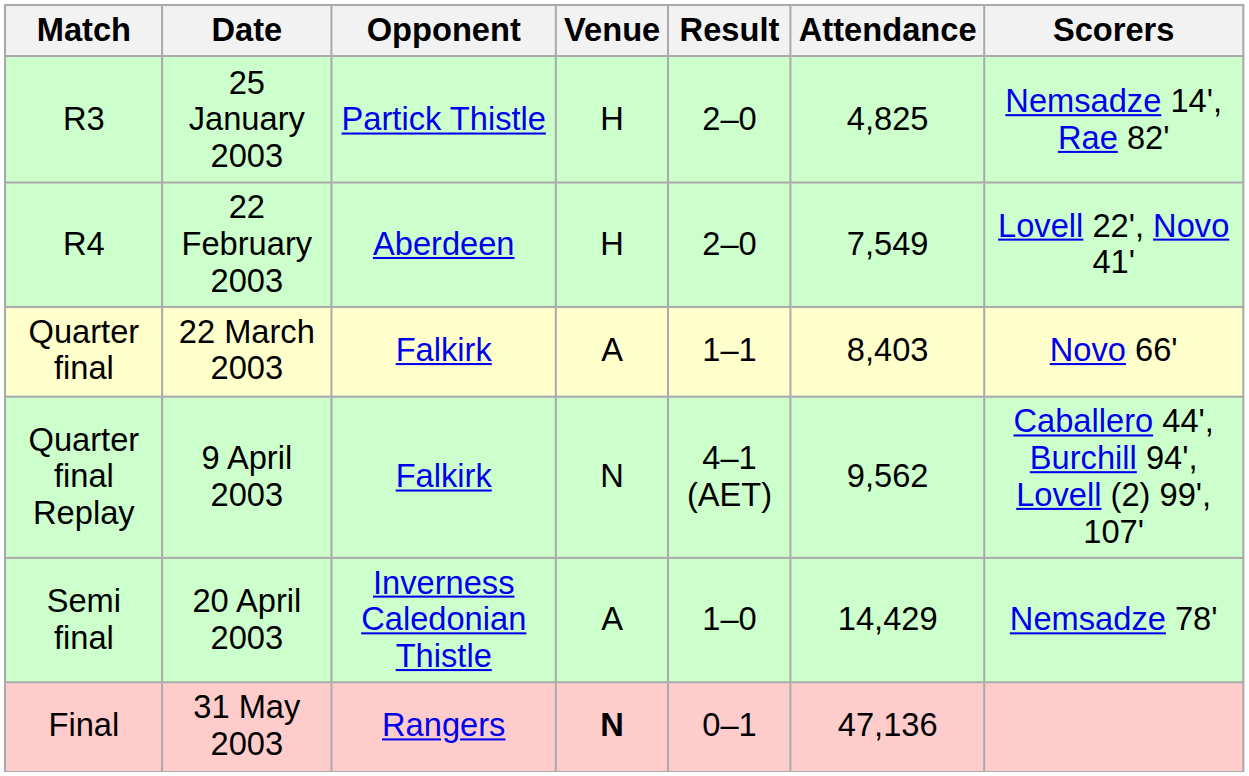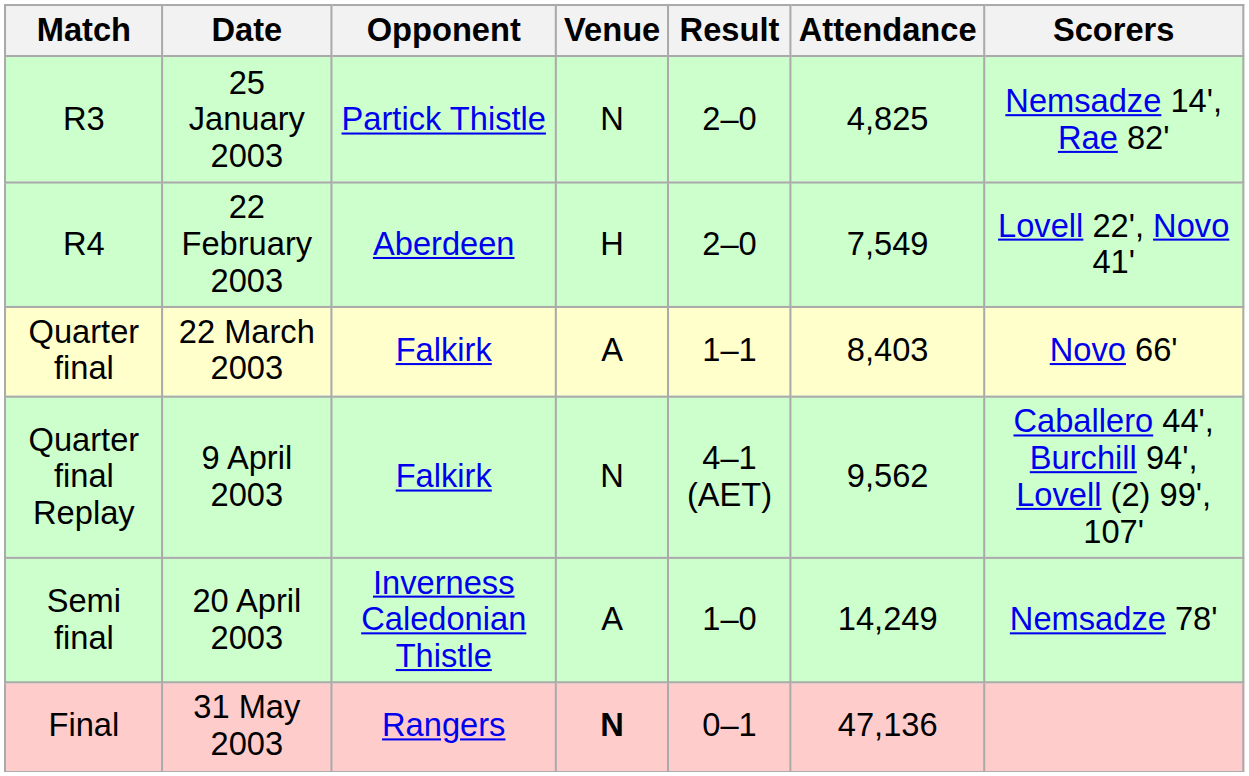(612, 118) H -> (612, 118) N
(888, 619) 14,429 -> (888, 619) 14,249
